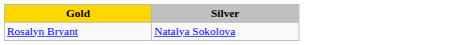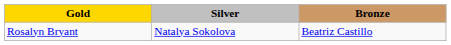+ column: (372, 13)
